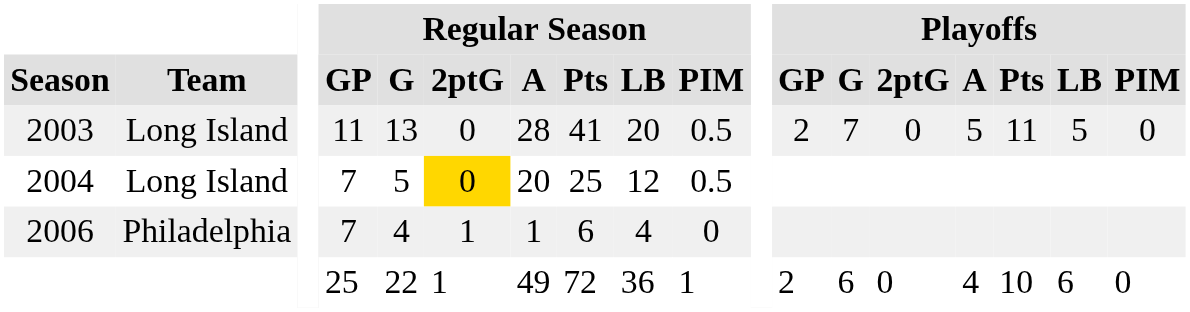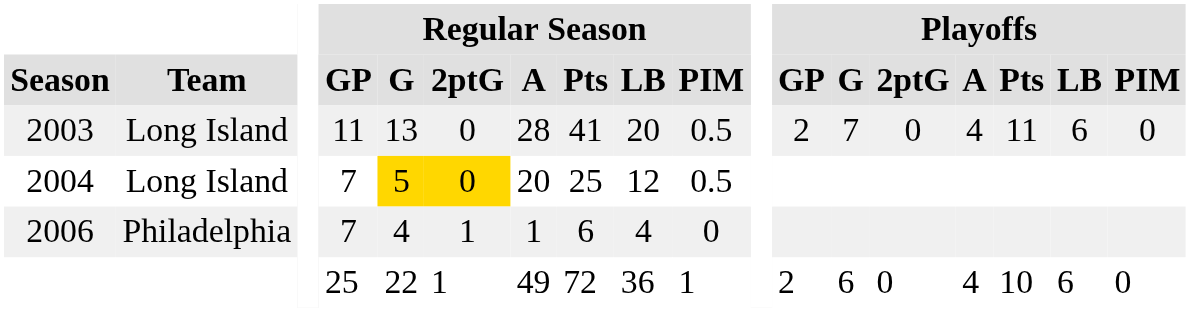(974, 130) 5 -> (974, 130) 4
(1079, 130) 5 -> (1079, 130) 6
(401, 180) no background -> (401, 180) gold background
